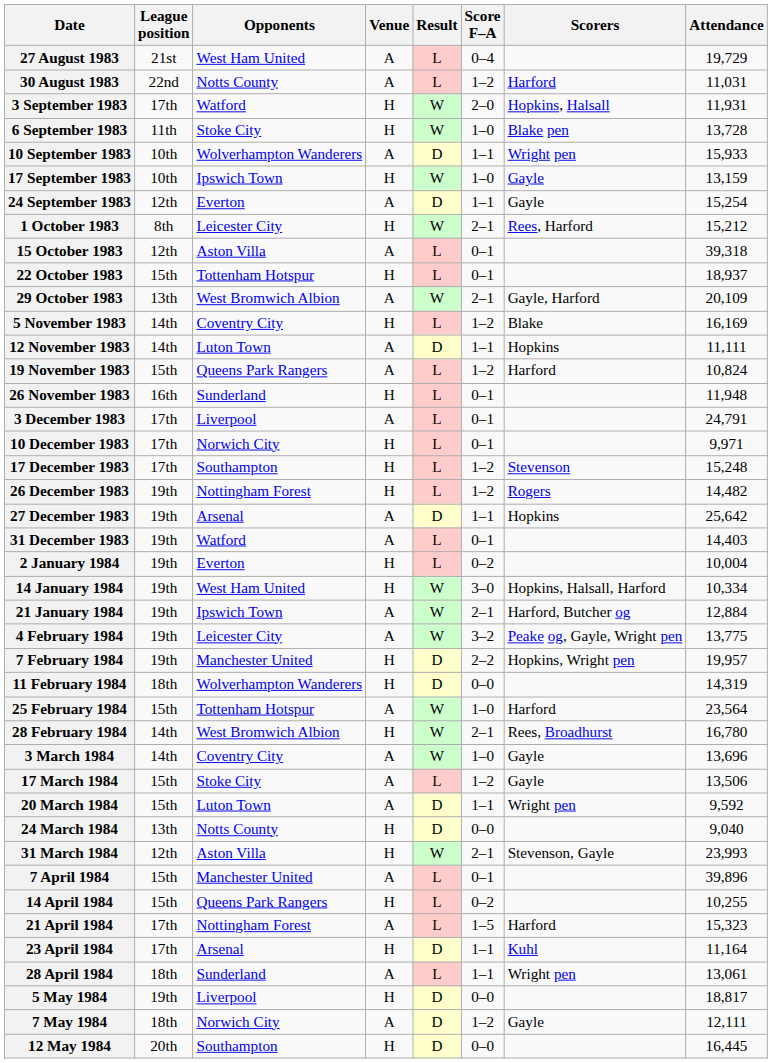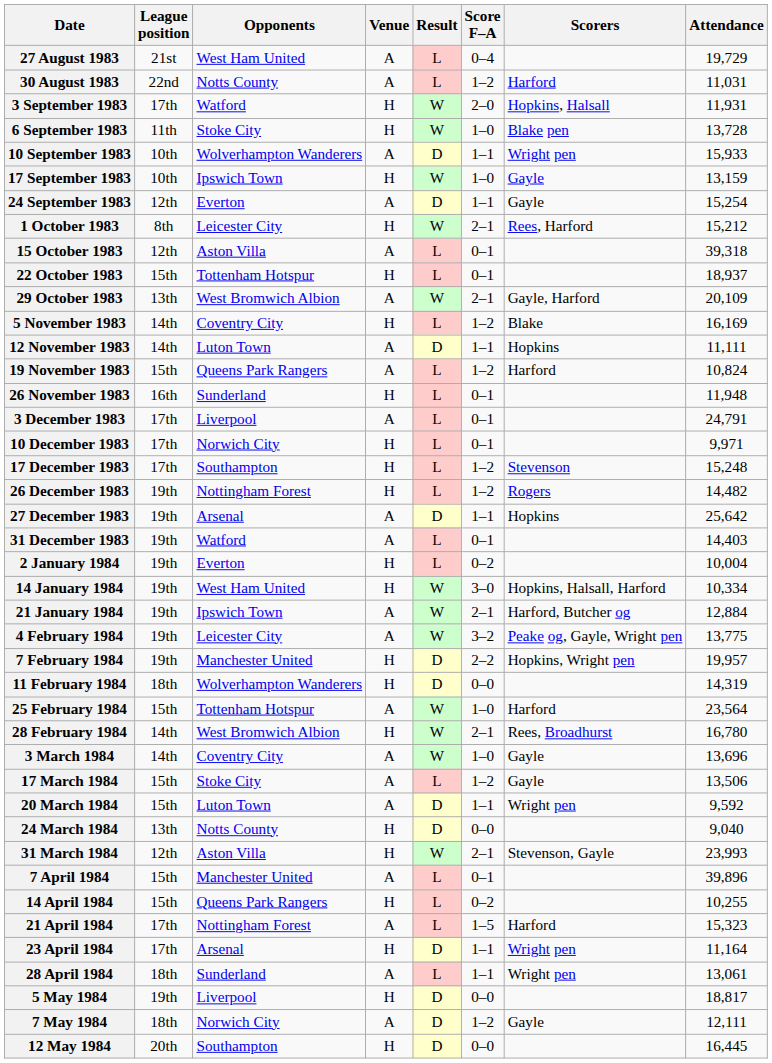(523, 949) Kuhl -> (542, 949) Wright pen
